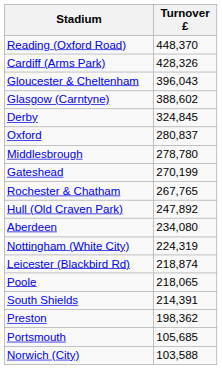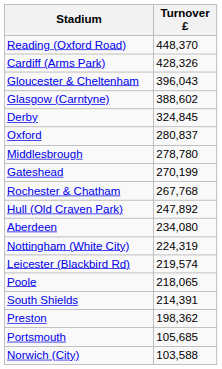(177, 191) 267,765 -> (177, 191) 267,768
(177, 264) 218,874 -> (177, 264) 219,574
